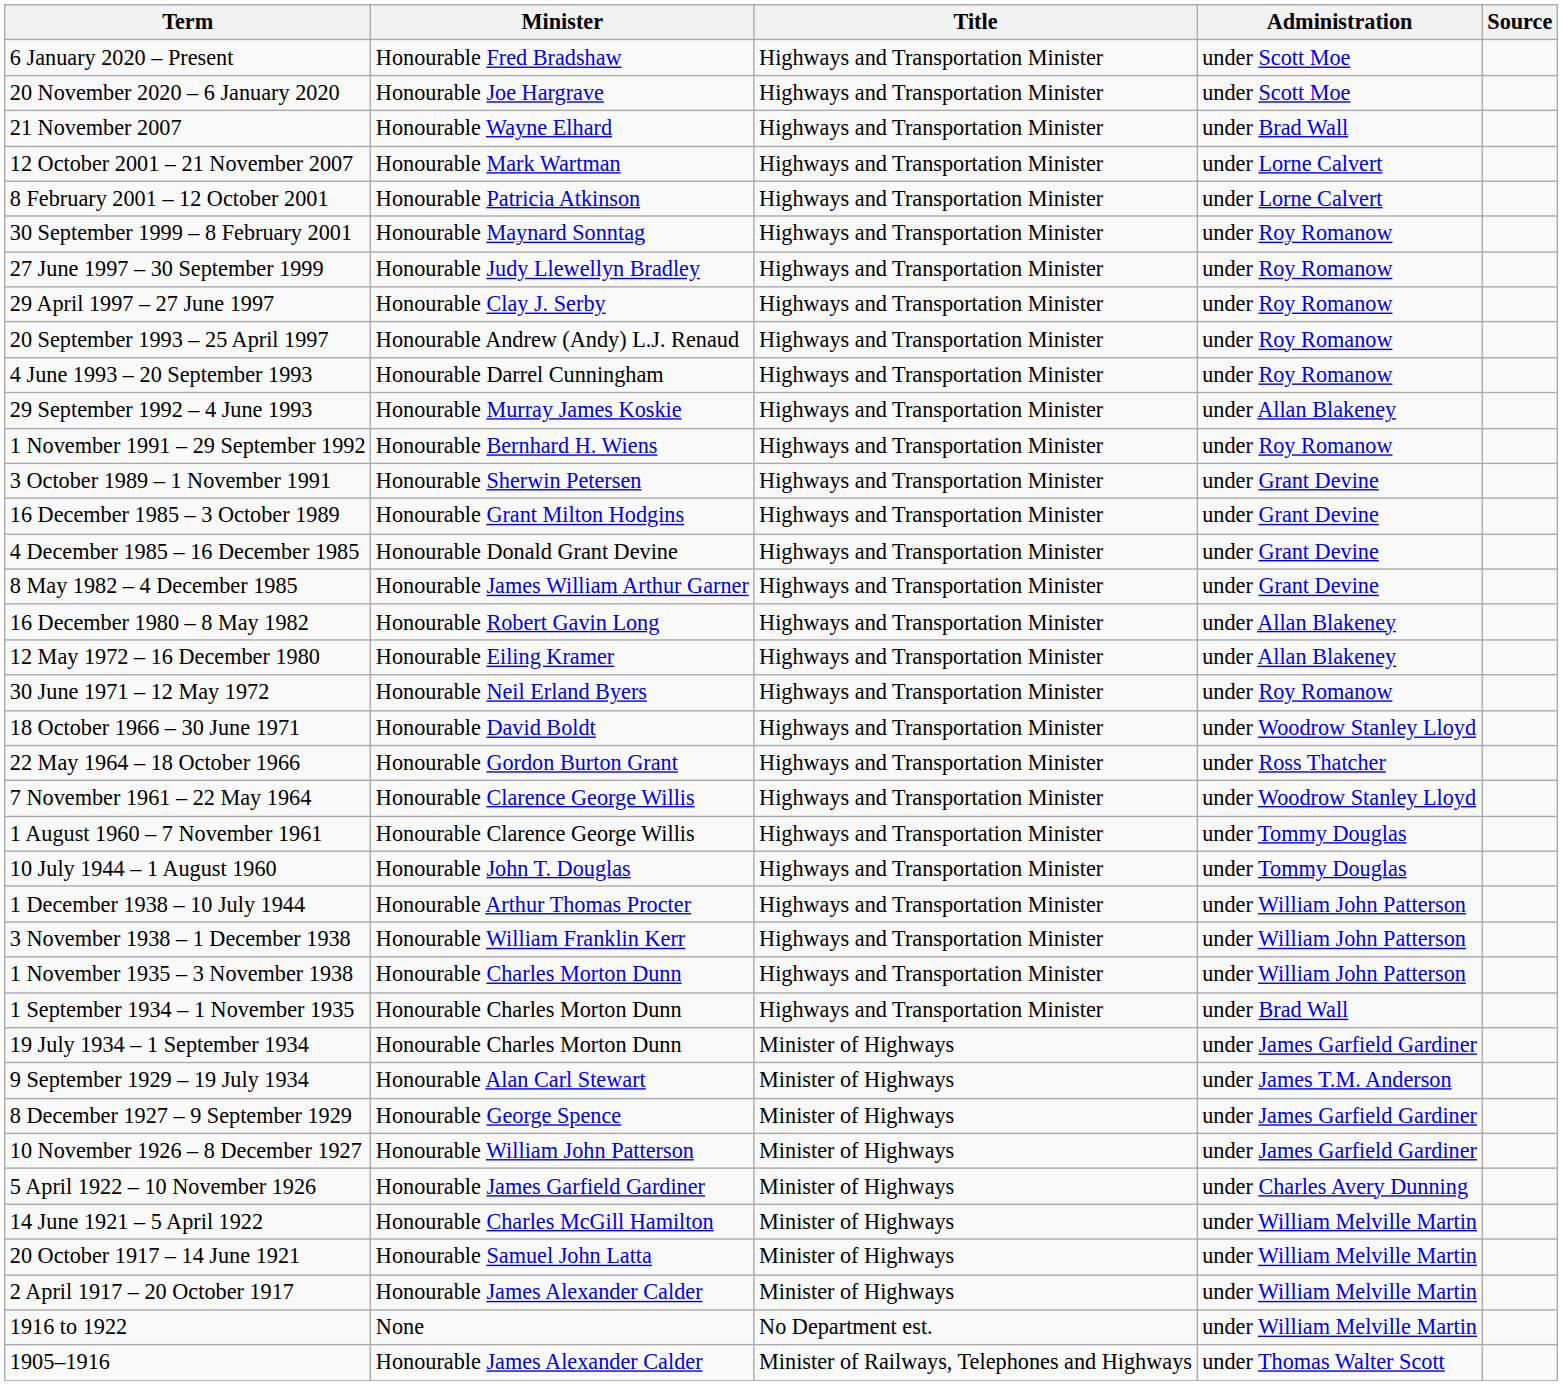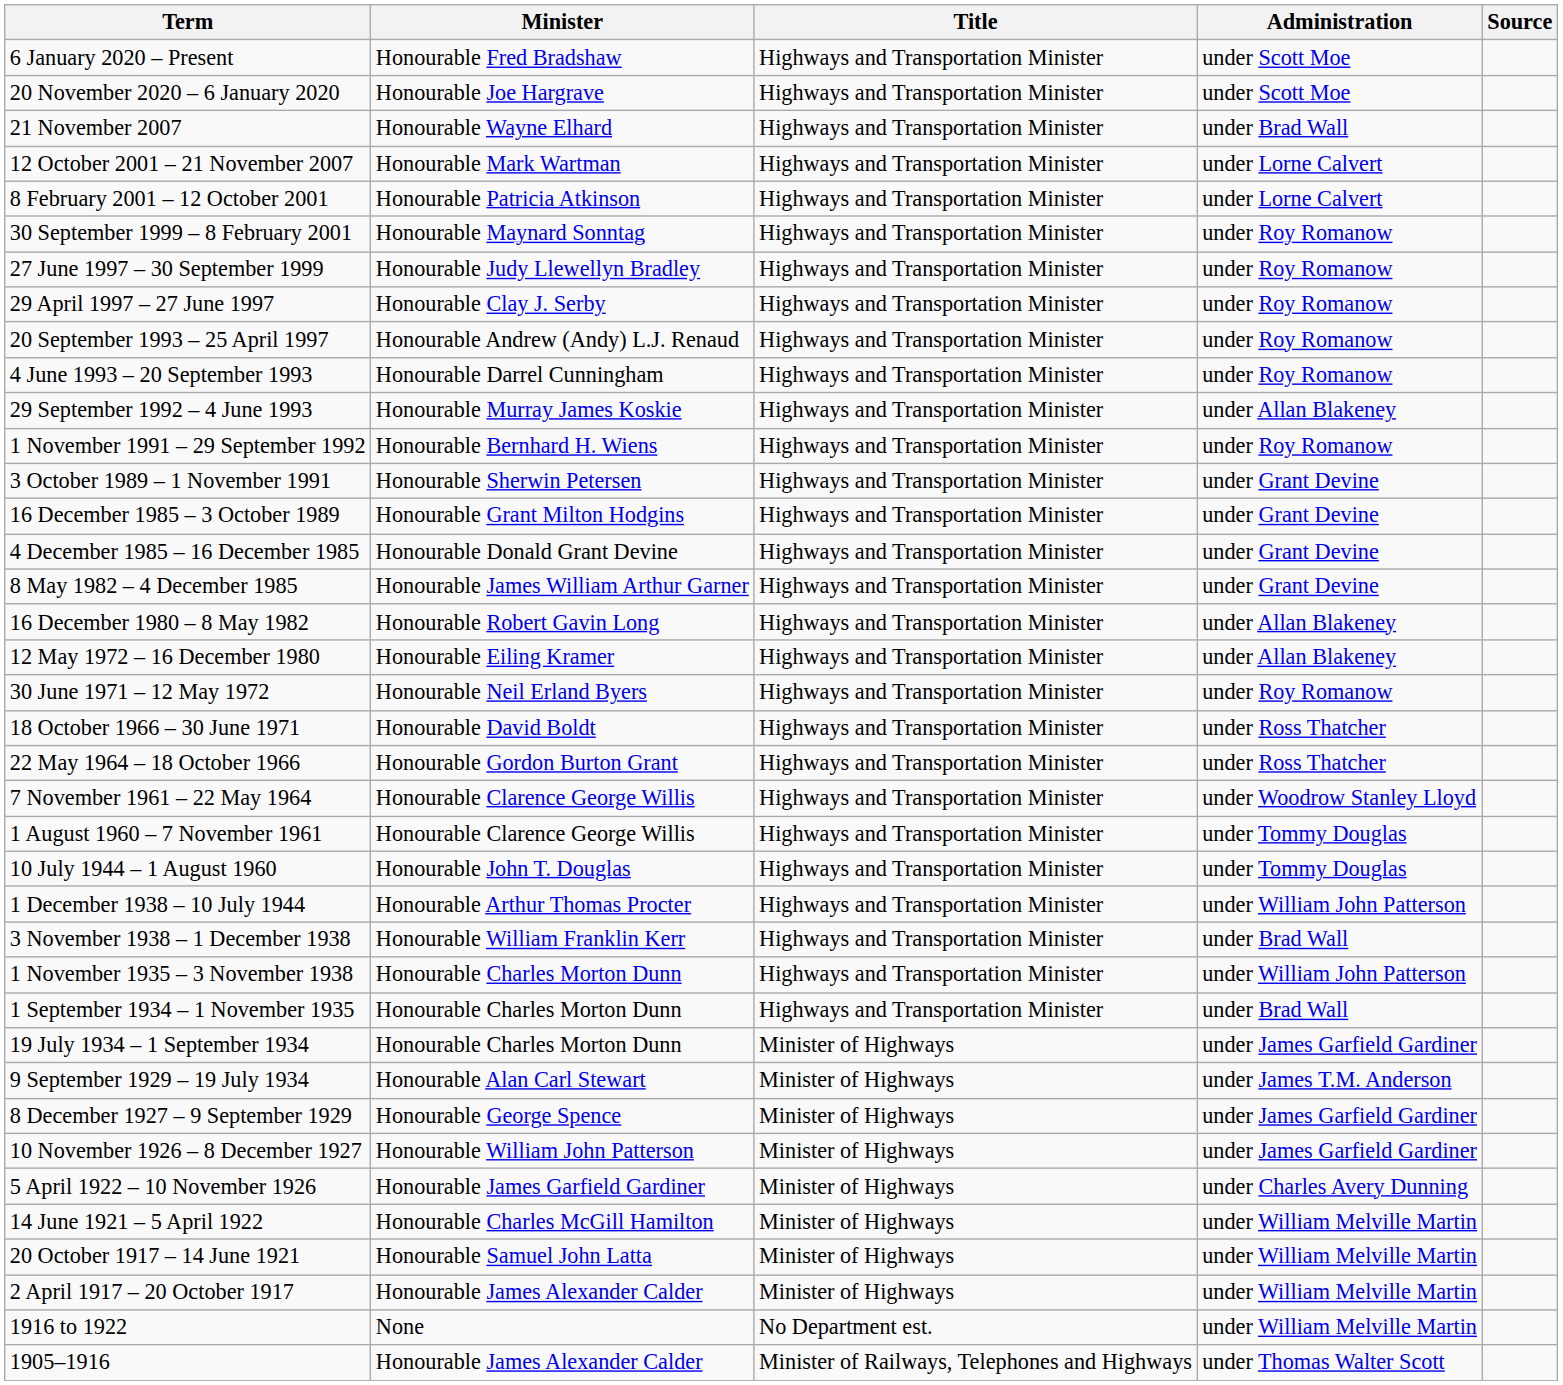(1339, 727) under Woodrow Stanley Lloyd -> (1294, 727) under Ross Thatcher
(1334, 939) under William John Patterson -> (1275, 939) under Brad Wall
